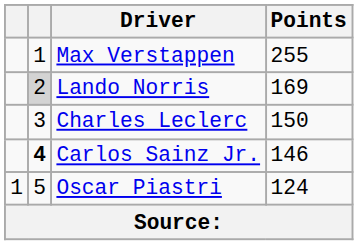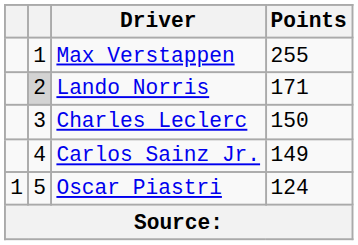(290, 89) 169 -> (290, 89) 171
(40, 155) bold -> (40, 155) normal
(290, 155) 146 -> (290, 155) 149
